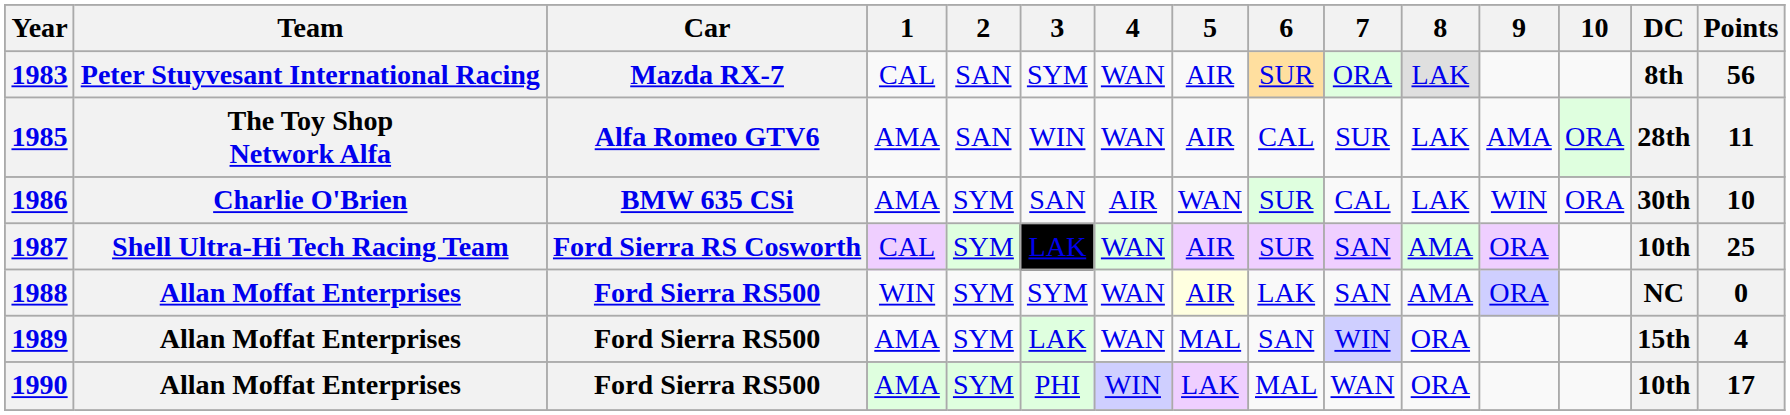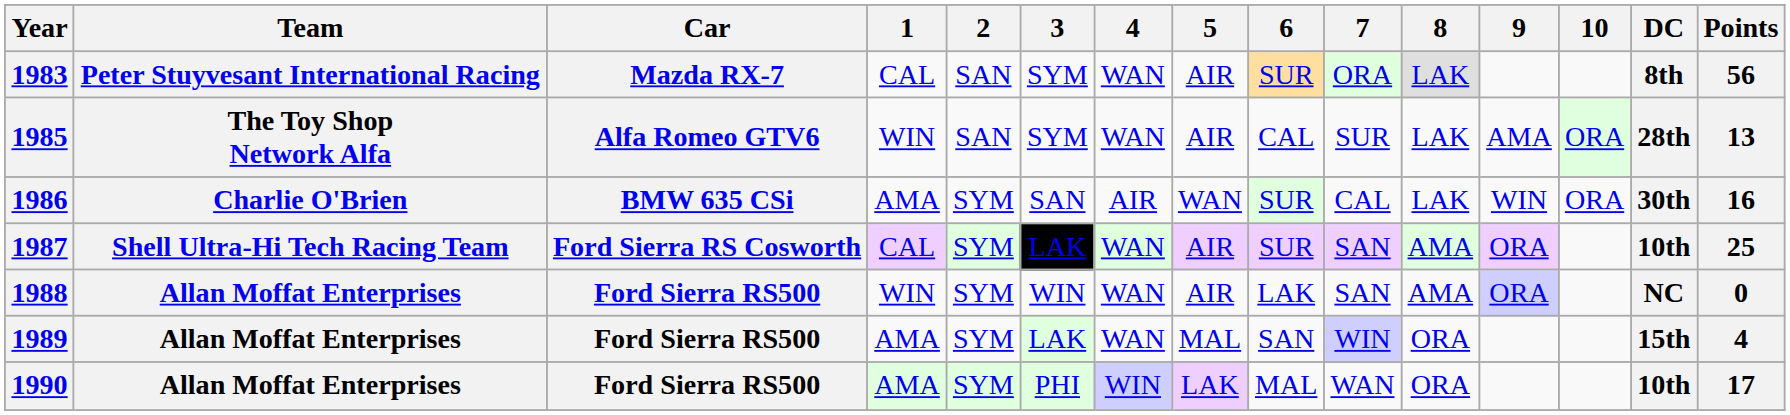(907, 137) AMA -> (907, 137) WIN
(1057, 137) WIN -> (1057, 137) SYM
(1741, 137) 11 -> (1741, 137) 13
(1741, 200) 10 -> (1741, 200) 16
(1057, 292) SYM -> (1057, 292) WIN
(1210, 292) lightyellow background -> (1210, 292) no background
